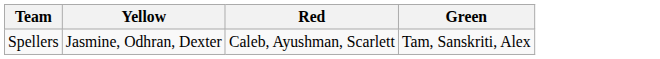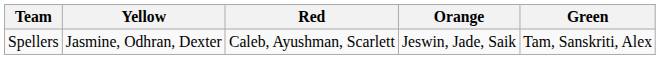+ column: (459, 16)
